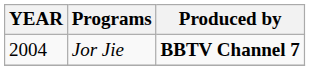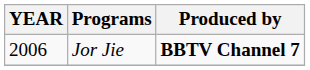(28, 49) 2004 -> (28, 49) 2006
